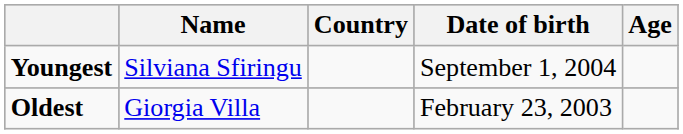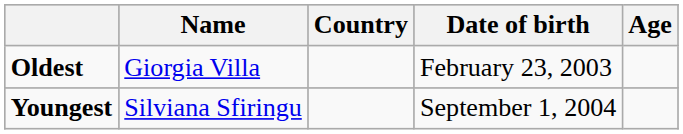rows swapped: (62, 66) <-> (47, 107)
